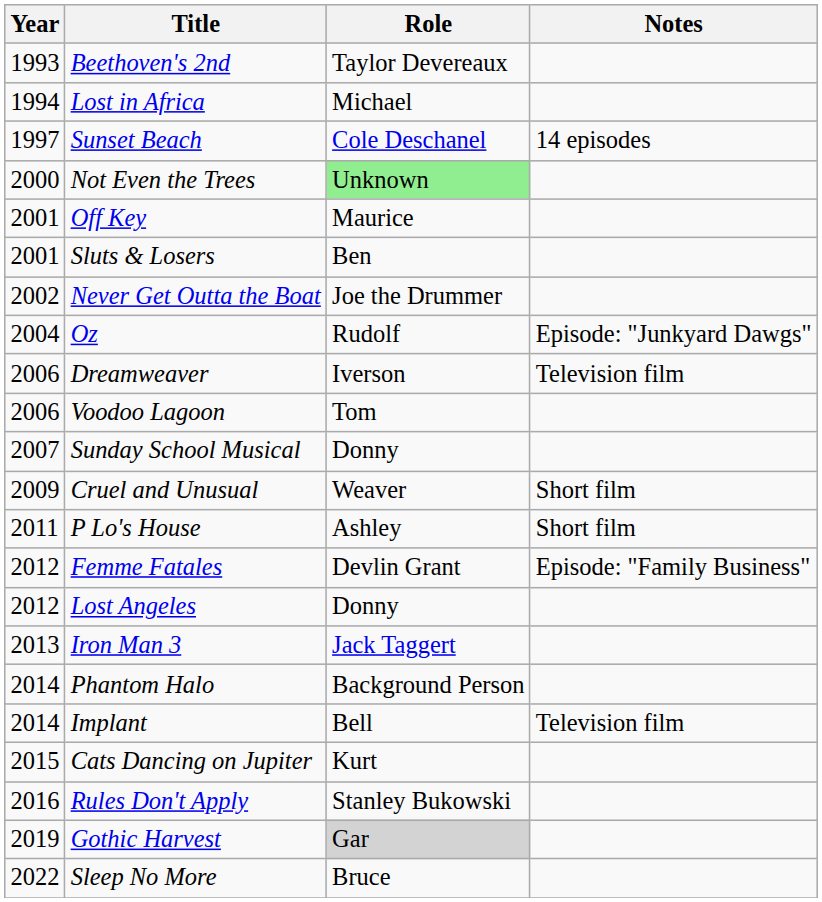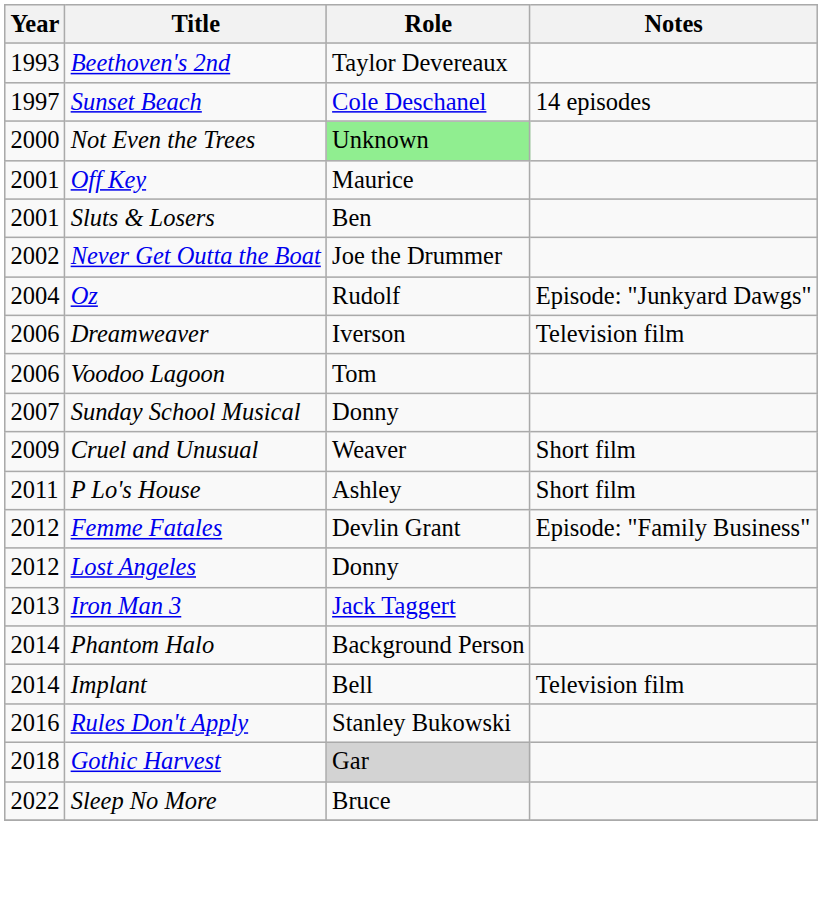- row: (138, 101)
- row: (191, 761)
(35, 839) 2019 -> (35, 761) 2018
